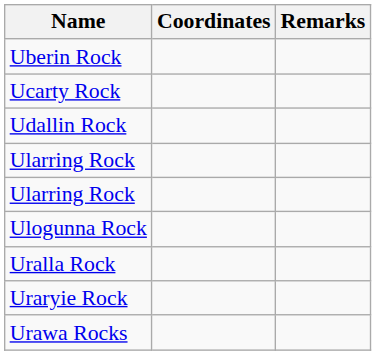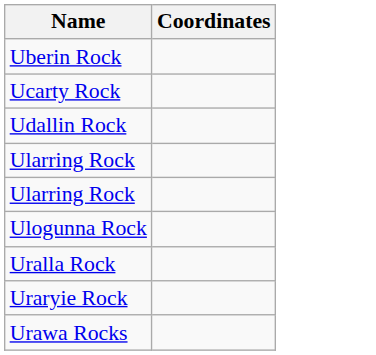- column: (323, 21)
